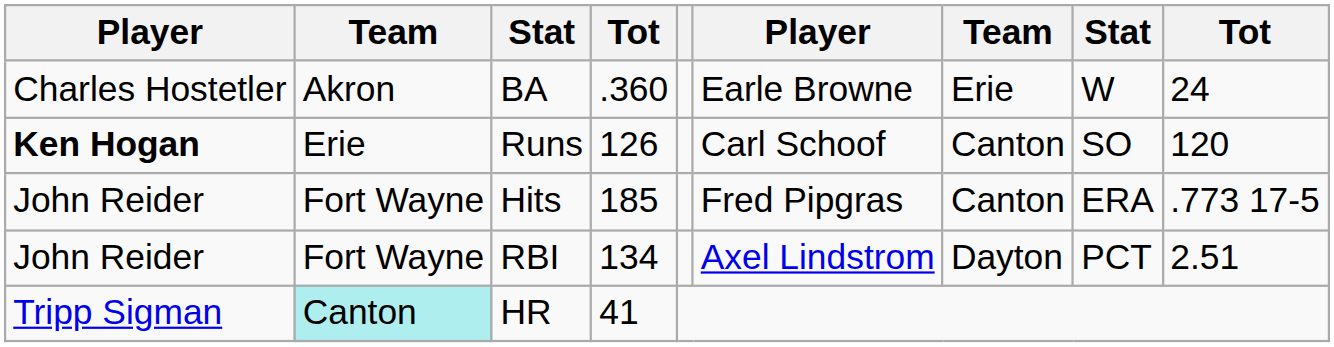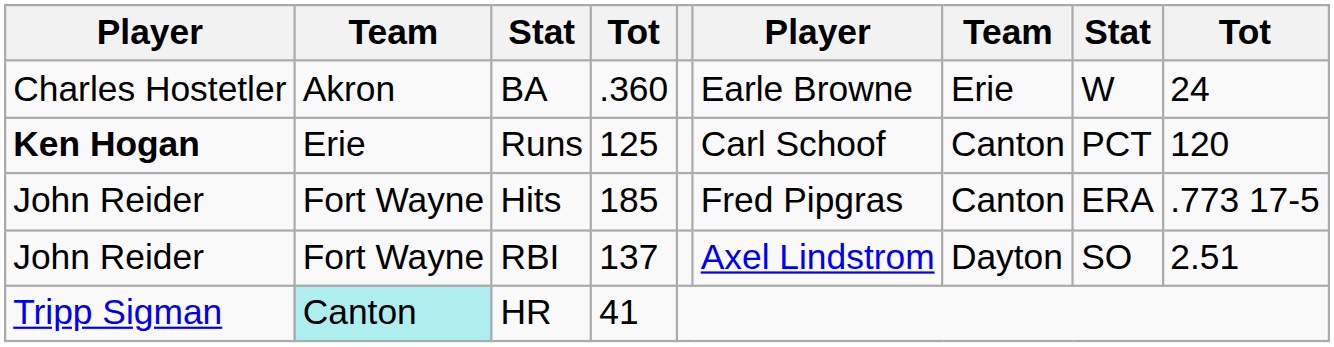(629, 144) 126 -> (629, 144) 125
(1107, 144) SO -> (1117, 144) PCT
(629, 256) 134 -> (629, 256) 137
(1117, 256) PCT -> (1107, 256) SO
